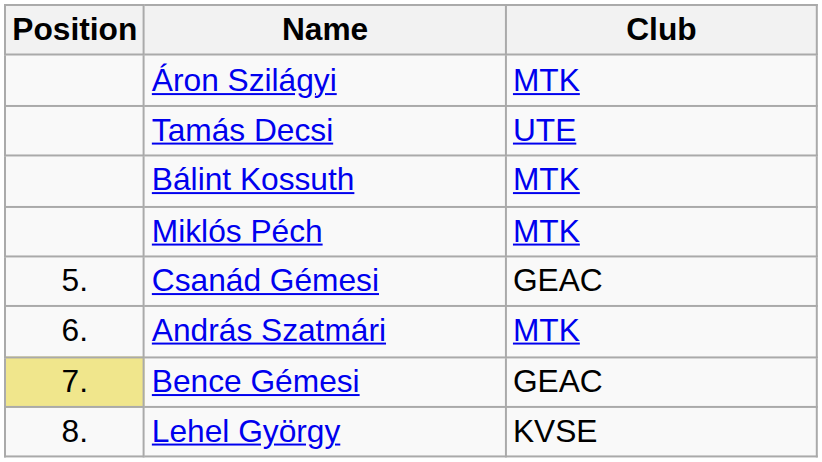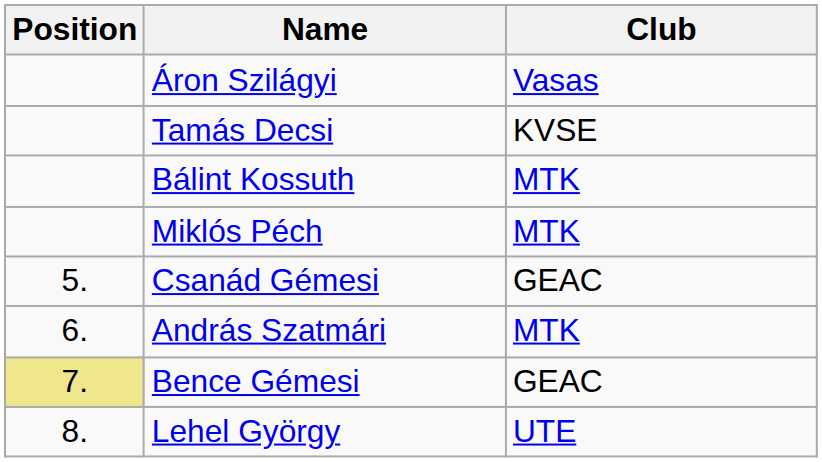(546, 79) MTK -> (556, 79) Vasas
(545, 130) UTE -> (555, 130) KVSE
(555, 431) KVSE -> (545, 431) UTE
